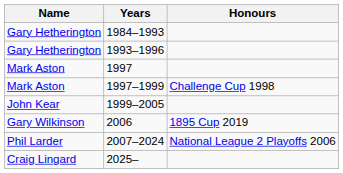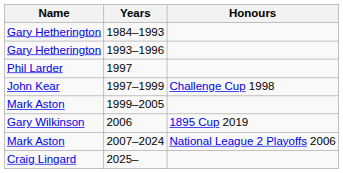(36, 68) Mark Aston -> (35, 68) Phil Larder
(36, 86) Mark Aston -> (33, 86) John Kear
(33, 104) John Kear -> (36, 104) Mark Aston
(35, 141) Phil Larder -> (36, 141) Mark Aston
